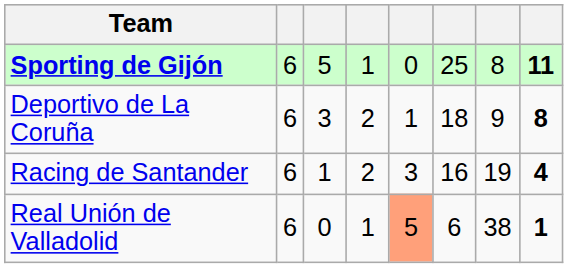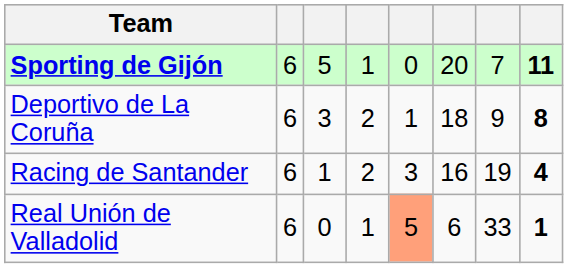(454, 64) 25 -> (454, 64) 20
(498, 64) 8 -> (498, 64) 7
(497, 227) 38 -> (497, 227) 33
